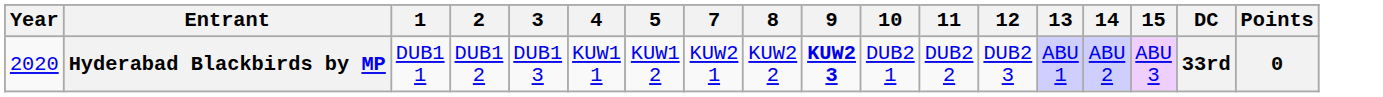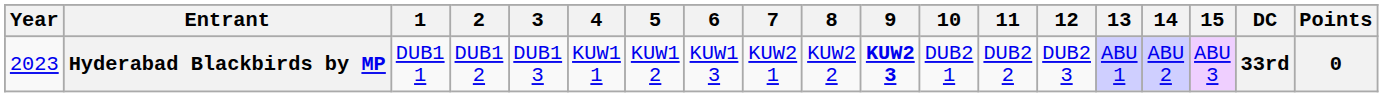+ column: (714, 21)
(34, 64) 2020 -> (34, 64) 2023
